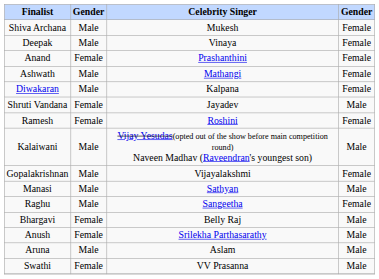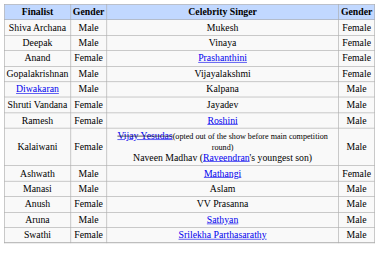rows swapped: (37, 173) <-> (37, 74)
(357, 89) Female -> (357, 89) Male
(357, 120) Female -> (357, 120) Male
(89, 147) Male -> (89, 147) Female
(223, 188) Sathyan -> (223, 188) Aslam
- row: (37, 204)
- row: (37, 219)
(223, 235) Srilekha Parthasarathy -> (223, 204) VV Prasanna
(223, 250) Aslam -> (223, 219) Sathyan
(223, 266) VV Prasanna -> (223, 235) Srilekha Parthasarathy
